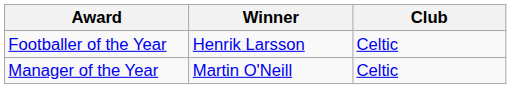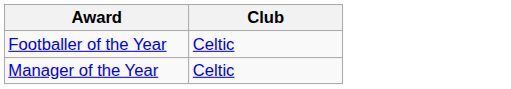- column: (271, 17)
